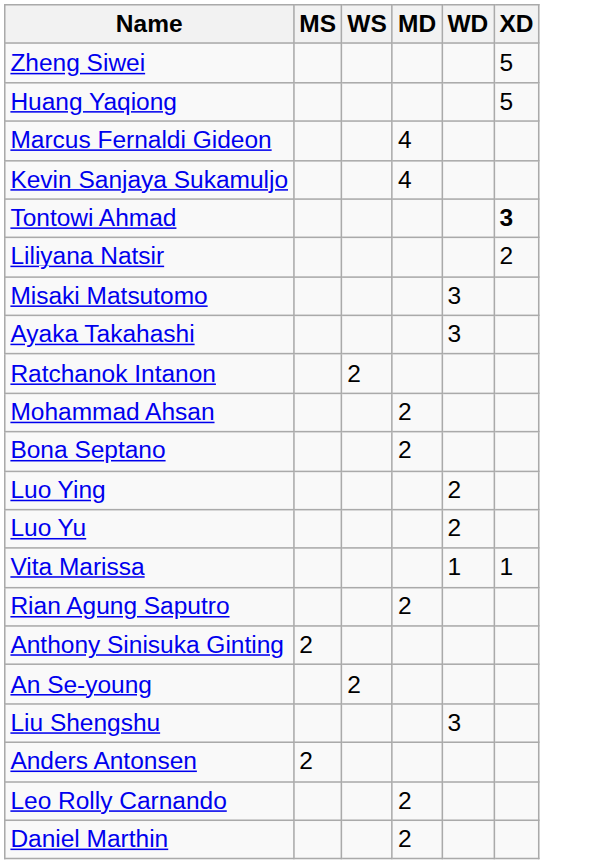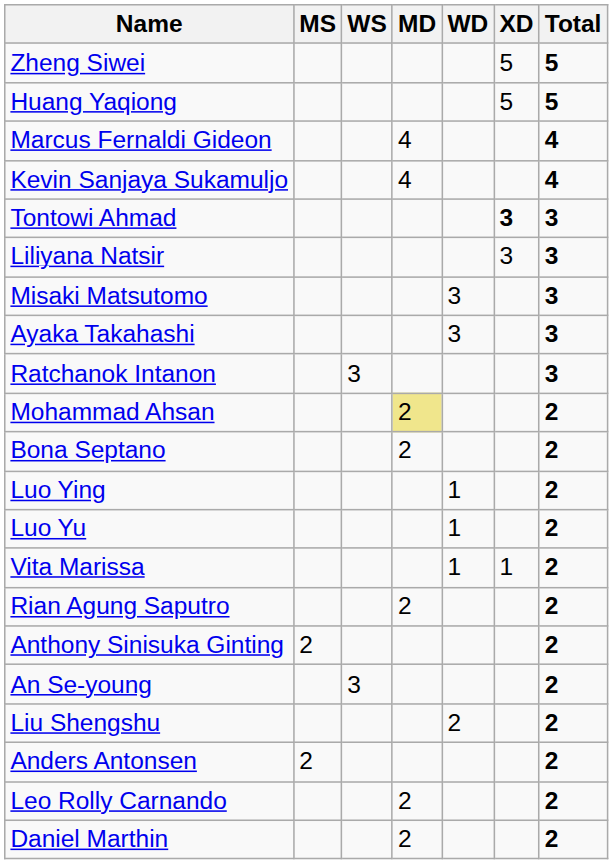+ column: (573, 23)
(506, 256) 2 -> (506, 256) 3
(354, 373) 2 -> (354, 373) 3
(405, 412) no background -> (405, 412) khaki background
(454, 489) 2 -> (454, 489) 1
(454, 528) 2 -> (454, 528) 1
(354, 683) 2 -> (354, 683) 3
(454, 722) 3 -> (454, 722) 2
